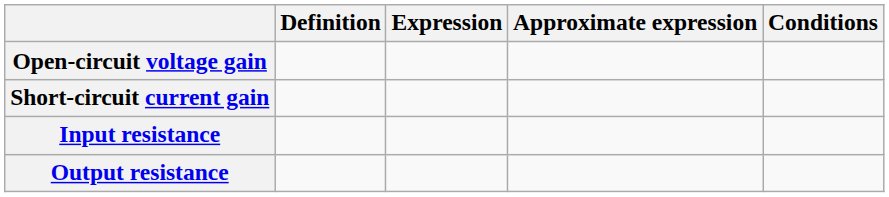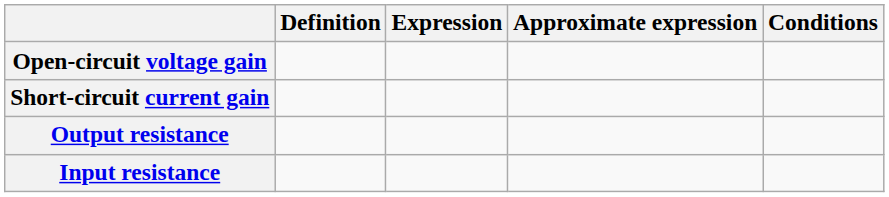rows swapped: (140, 135) <-> (140, 172)
